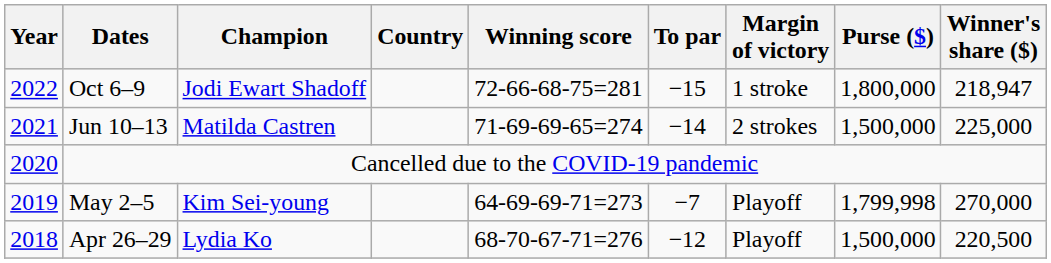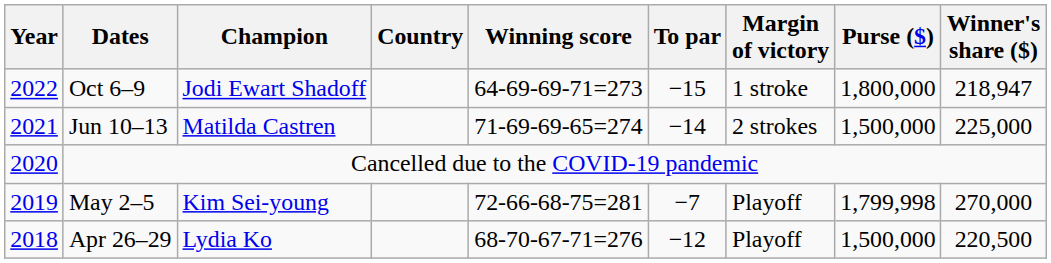(558, 88) 72-66-68-75=281 -> (558, 88) 64-69-69-71=273
(558, 201) 64-69-69-71=273 -> (558, 201) 72-66-68-75=281
